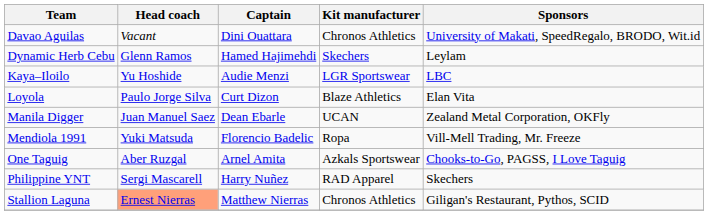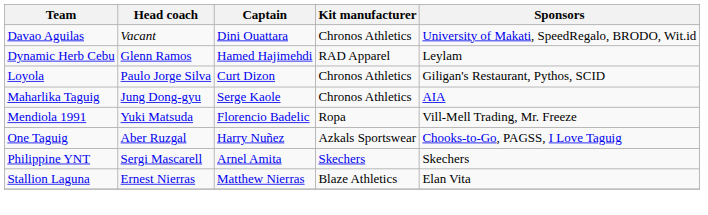(346, 55) Skechers -> (354, 55) RAD Apparel
- row: (38, 76)
(362, 96) Blaze Athletics -> (365, 76) Chronos Athletics
(450, 96) Elan Vita -> (514, 76) Giligan's Restaurant, Pythos, SCID
+ row: (53, 96)
- row: (45, 117)
(253, 158) Arnel Amita -> (251, 138) Harry Nuñez
(255, 179) Harry Nuñez -> (249, 158) Arnel Amita
(358, 179) RAD Apparel -> (342, 158) Skechers
(158, 199) lightsalmon background -> (158, 179) no background
(369, 199) Chronos Athletics -> (358, 179) Blaze Athletics
(518, 199) Giligan's Restaurant, Pythos, SCID -> (447, 179) Elan Vita
